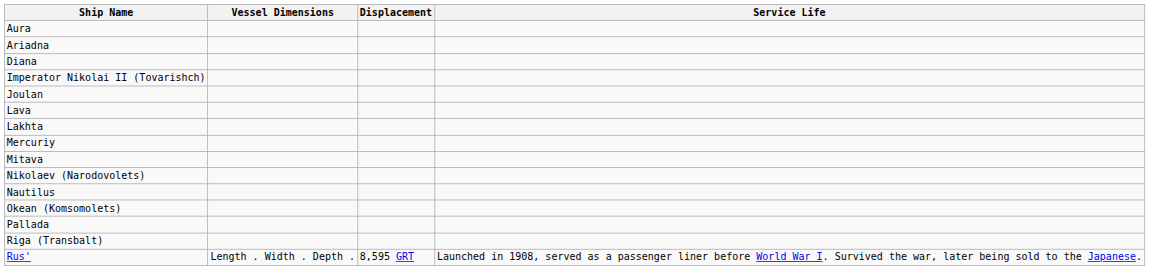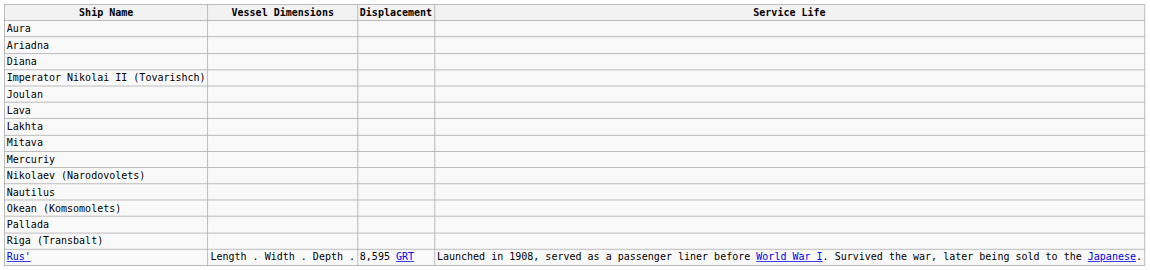rows swapped: (31, 143) <-> (25, 159)
